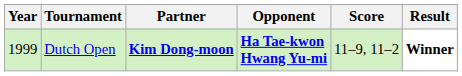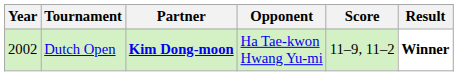(23, 49) 1999 -> (23, 49) 2002
(284, 49) bold -> (282, 49) normal
